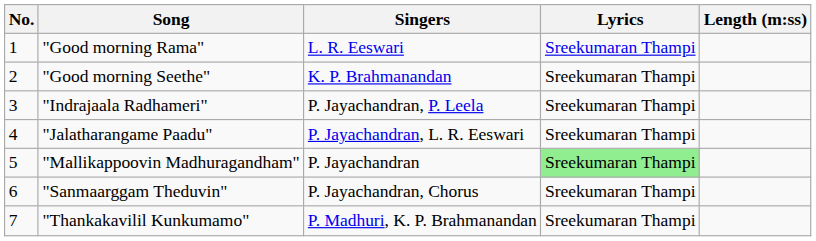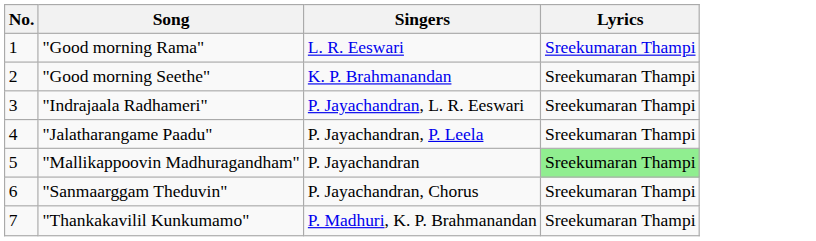- column: (755, 19)
(396, 105) P. Jayachandran, P. Leela -> (416, 105) P. Jayachandran, L. R. Eeswari
(416, 134) P. Jayachandran, L. R. Eeswari -> (396, 134) P. Jayachandran, P. Leela
